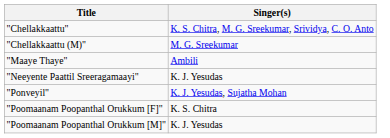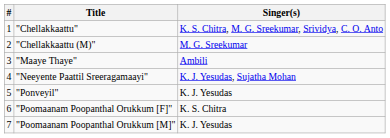+ column: (9, 12)
(197, 76) K. J. Yesudas -> (238, 76) K. J. Yesudas, Sujatha Mohan
(229, 92) K. J. Yesudas, Sujatha Mohan -> (206, 92) K. J. Yesudas
